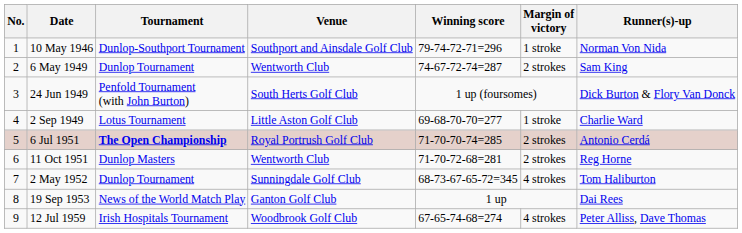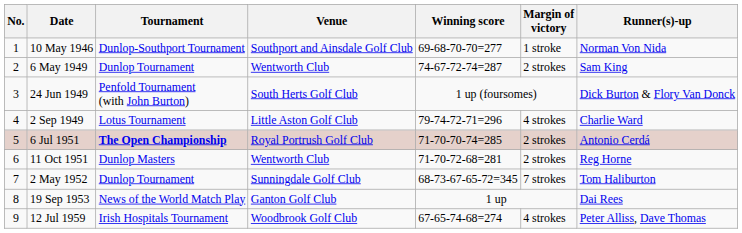(460, 48) 79-74-72-71=296 -> (460, 48) 69-68-70-70=277
(460, 120) 69-68-70-70=277 -> (460, 120) 79-74-72-71=296
(542, 120) 1 stroke -> (544, 120) 4 strokes
(544, 179) 4 strokes -> (544, 179) 7 strokes
